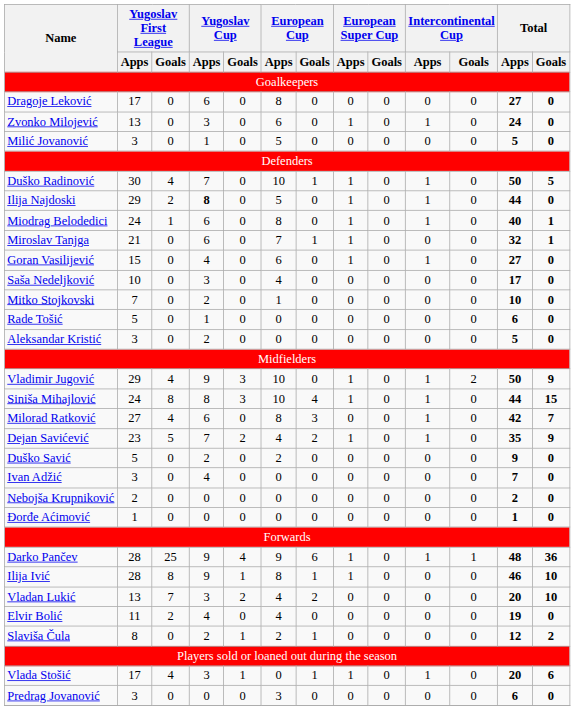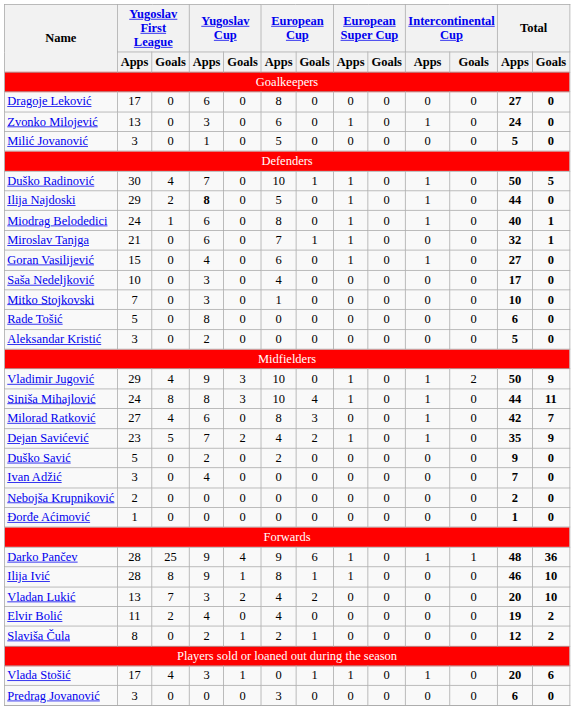(207, 299) 2 -> (207, 299) 3
(207, 319) 1 -> (207, 319) 8
(551, 398) 15 -> (551, 398) 11
(551, 616) 0 -> (551, 616) 2
